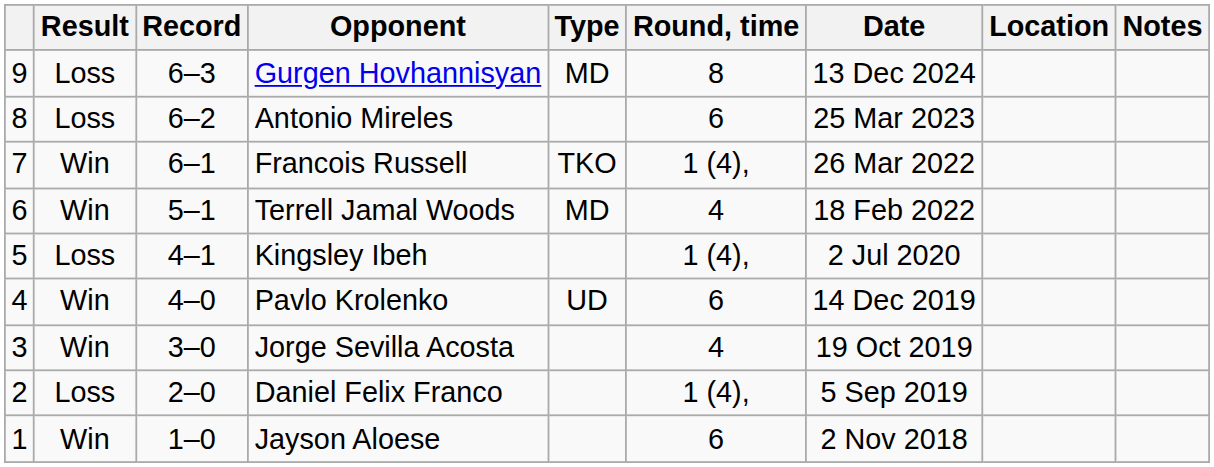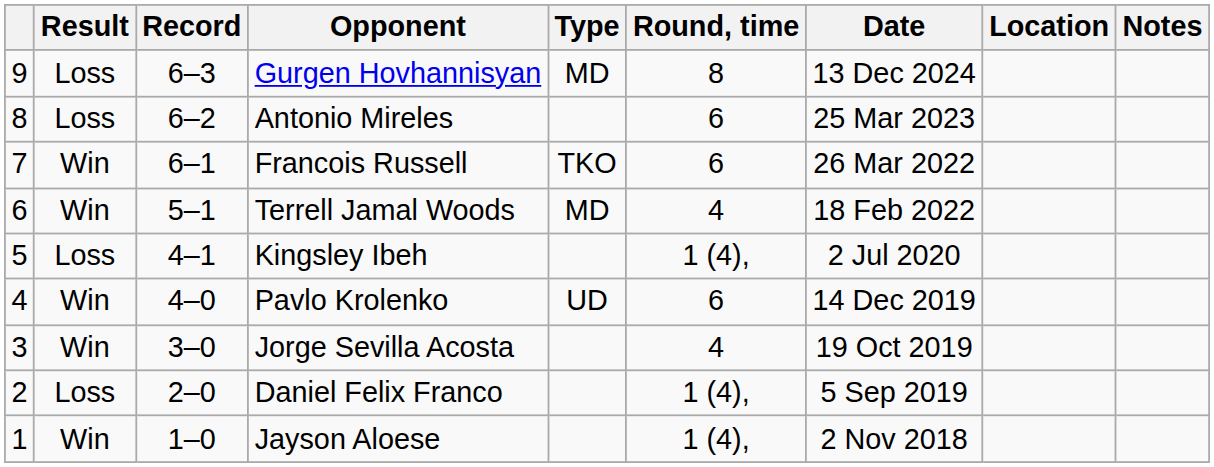(716, 164) 1 (4), -> (716, 164) 6
(716, 438) 6 -> (716, 438) 1 (4),
